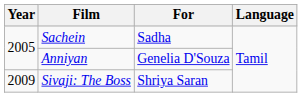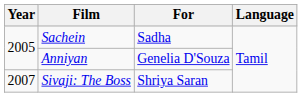(21, 80) 2009 -> (21, 80) 2007
